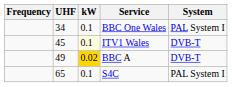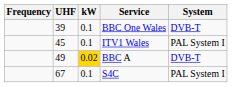(60, 27) 34 -> (60, 27) 39
(198, 27) PAL System I -> (186, 27) DVB-T
(87, 43) lightyellow background -> (87, 43) no background
(186, 43) DVB-T -> (198, 43) PAL System I
(60, 74) 65 -> (60, 74) 67
